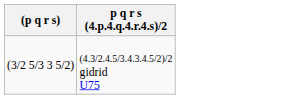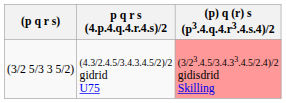+ column: (228, 21)
